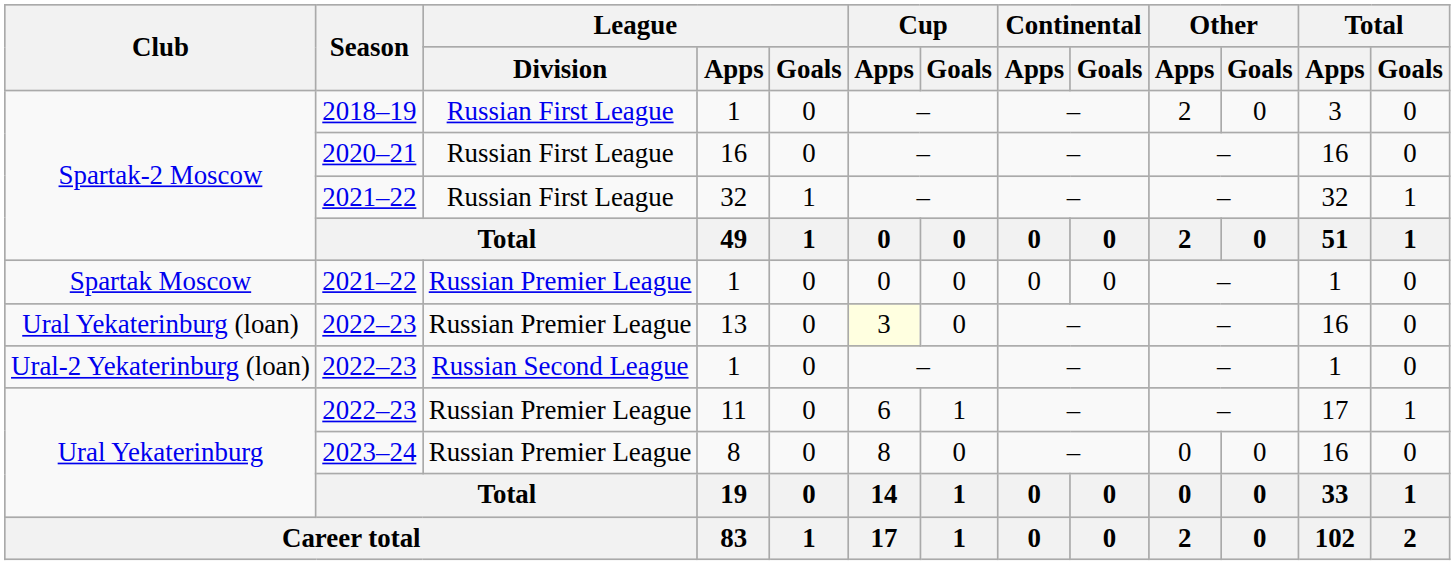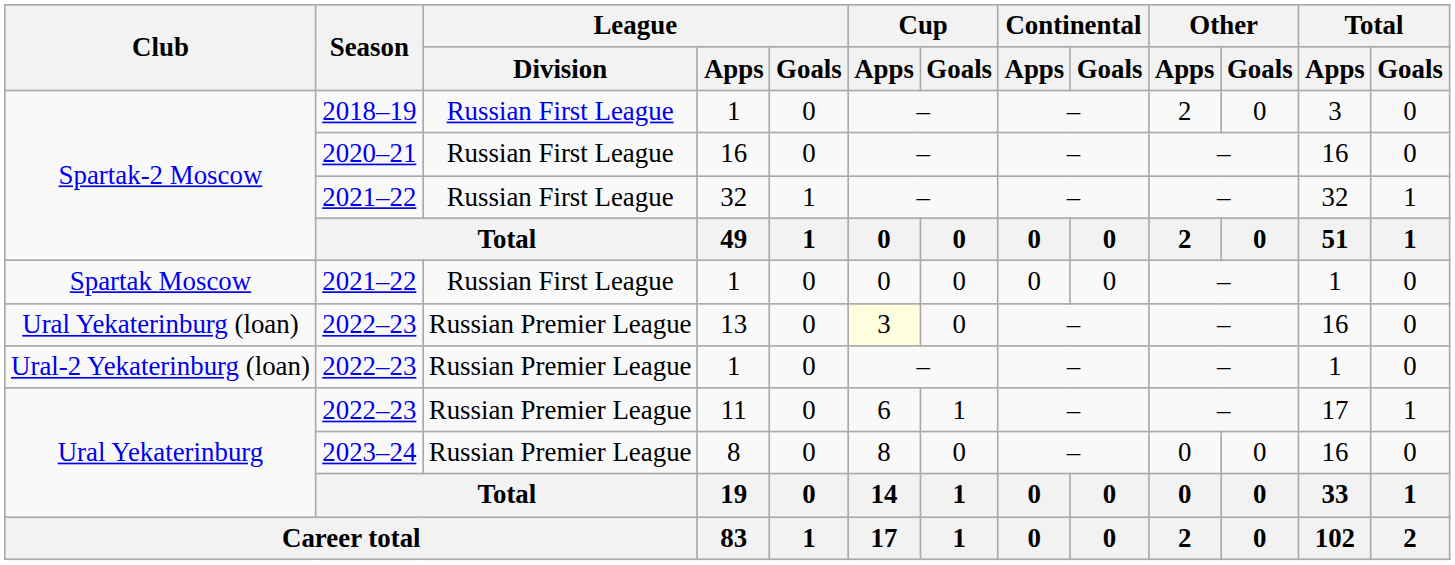(560, 281) Russian Premier League -> (560, 281) Russian First League
(560, 366) Russian Second League -> (560, 366) Russian Premier League
